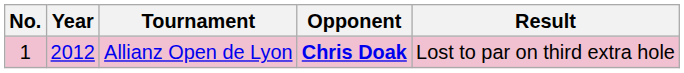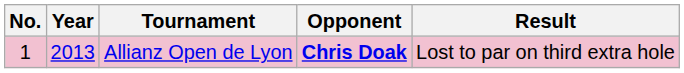(73, 52) 2012 -> (73, 52) 2013
